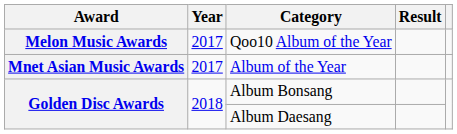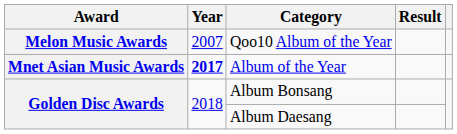(207, 41) 2017 -> (207, 41) 2007
(207, 66) normal -> (207, 66) bold
